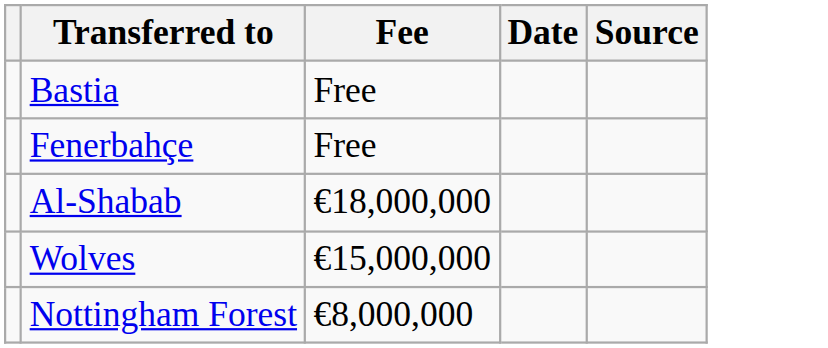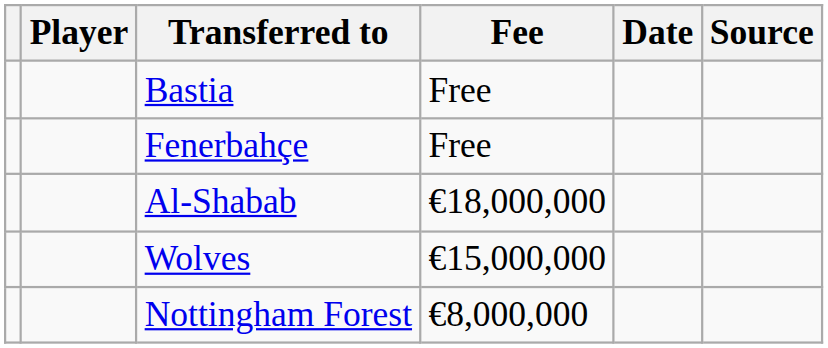+ column: (79, 32)
